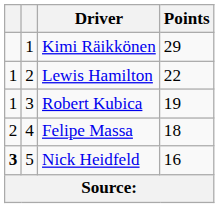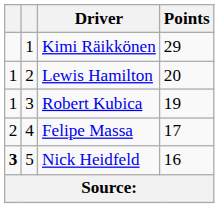(172, 74) 22 -> (172, 74) 20
(172, 131) 18 -> (172, 131) 17
